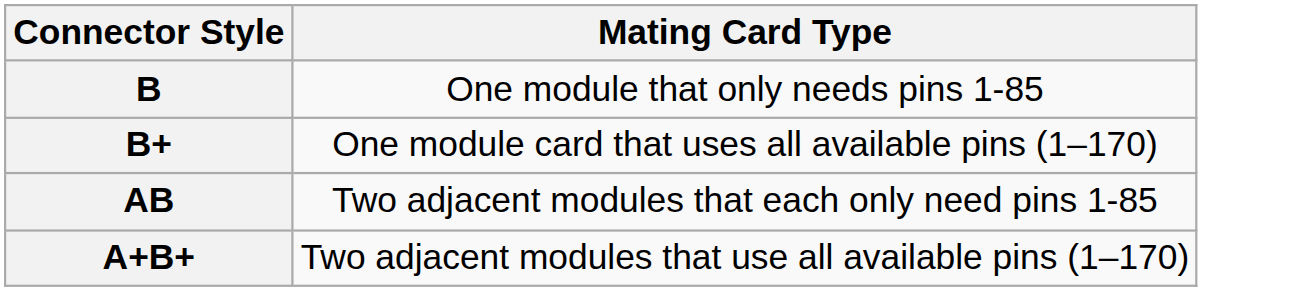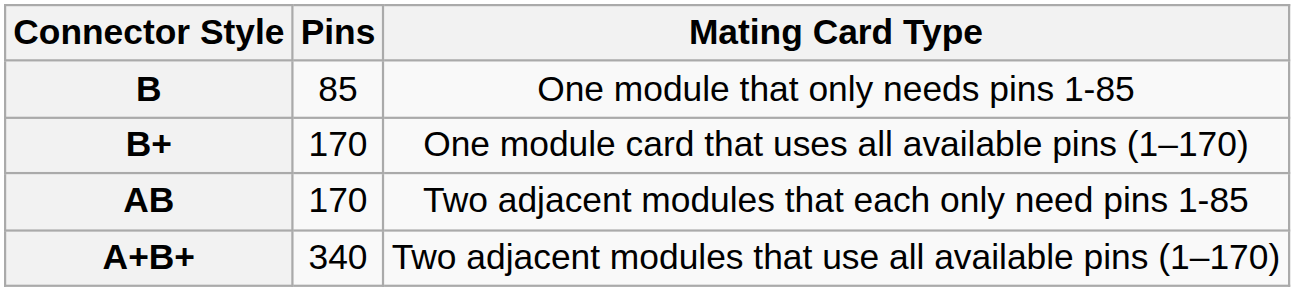+ column: (338, 32)
